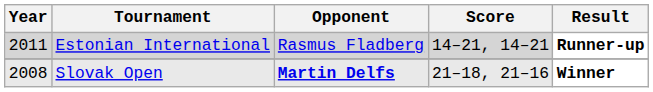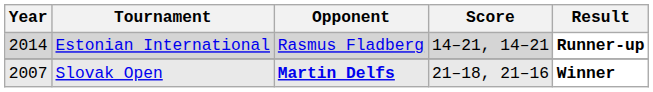(28, 45) 2011 -> (28, 45) 2014
(28, 73) 2008 -> (28, 73) 2007
